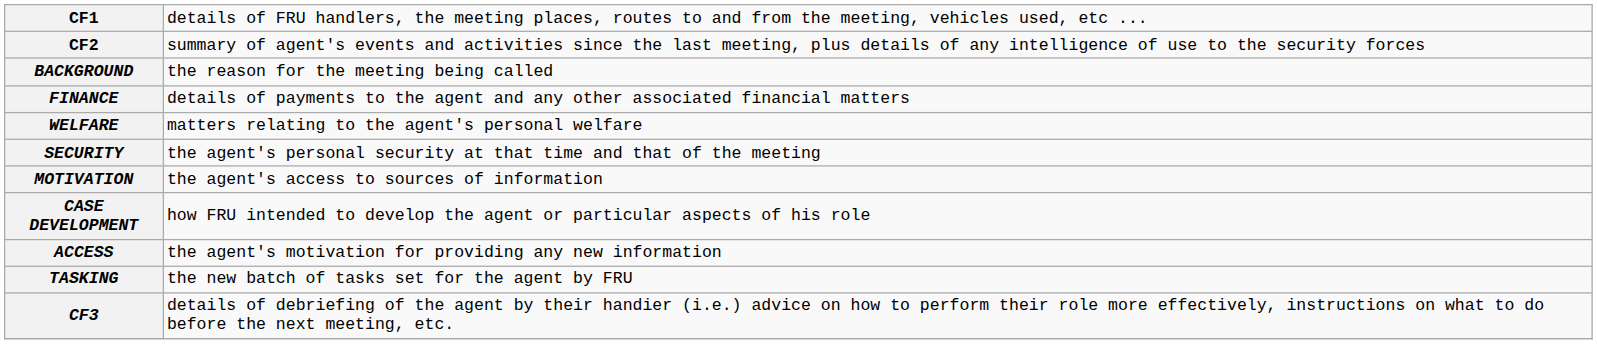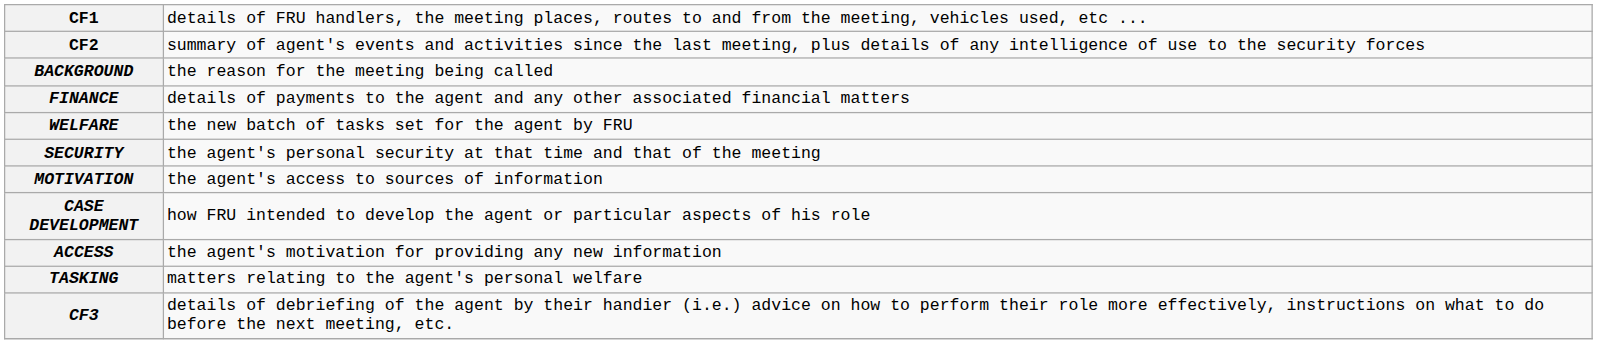(405, 126) matters relating to the agent's personal welfare -> (400, 126) the new batch of tasks set for the agent by FRU
(400, 279) the new batch of tasks set for the agent by FRU -> (405, 279) matters relating to the agent's personal welfare
